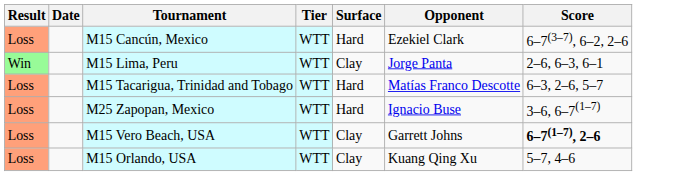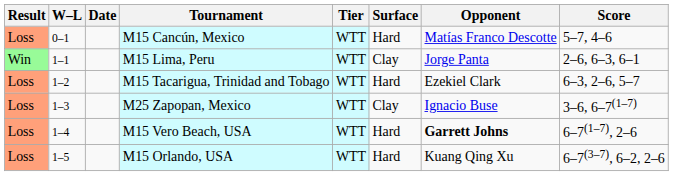+ column: (67, 15)
(426, 39) Ezekiel Clark -> (491, 37) Matías Franco Descotte
(577, 39) 6–7(3–7), 6–2, 2–6 -> (587, 37) 5–7, 4–6
(454, 85) Matías Franco Descotte -> (463, 81) Ezekiel Clark
(350, 109) Hard -> (386, 105) Clay
(349, 135) Clay -> (386, 131) Hard
(425, 135) normal -> (466, 131) bold
(563, 135) bold -> (600, 131) normal
(349, 159) Clay -> (386, 157) Hard
(551, 159) 5–7, 4–6 -> (614, 157) 6–7(3–7), 6–2, 2–6
